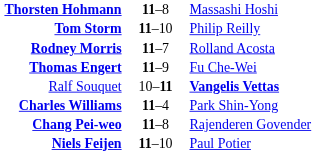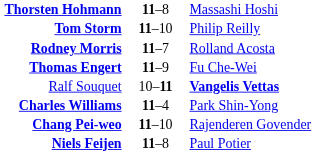(156, 124) 11–8 -> (156, 124) 11–10
(156, 143) 11–10 -> (156, 143) 11–8
